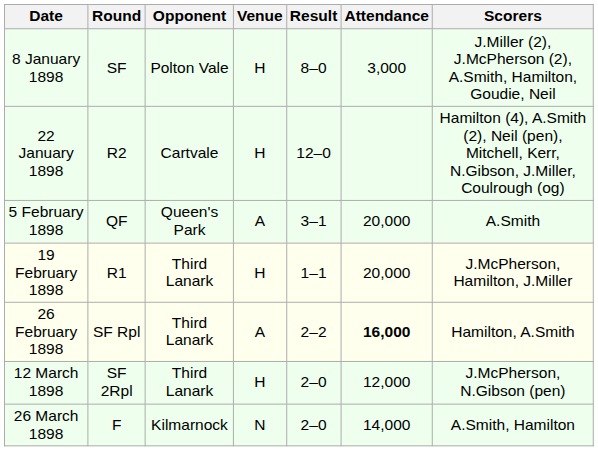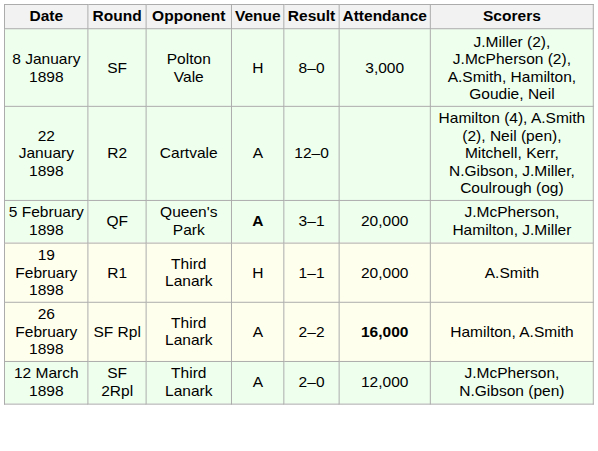(260, 153) H -> (258, 153) A
(260, 221) normal -> (258, 221) bold
(513, 221) A.Smith -> (512, 221) J.McPherson, Hamilton, J.Miller
(513, 272) J.McPherson, Hamilton, J.Miller -> (512, 272) A.Smith
(260, 382) H -> (258, 382) A
- row: (46, 424)
